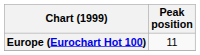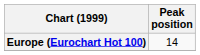(172, 42) 11 -> (172, 42) 14
